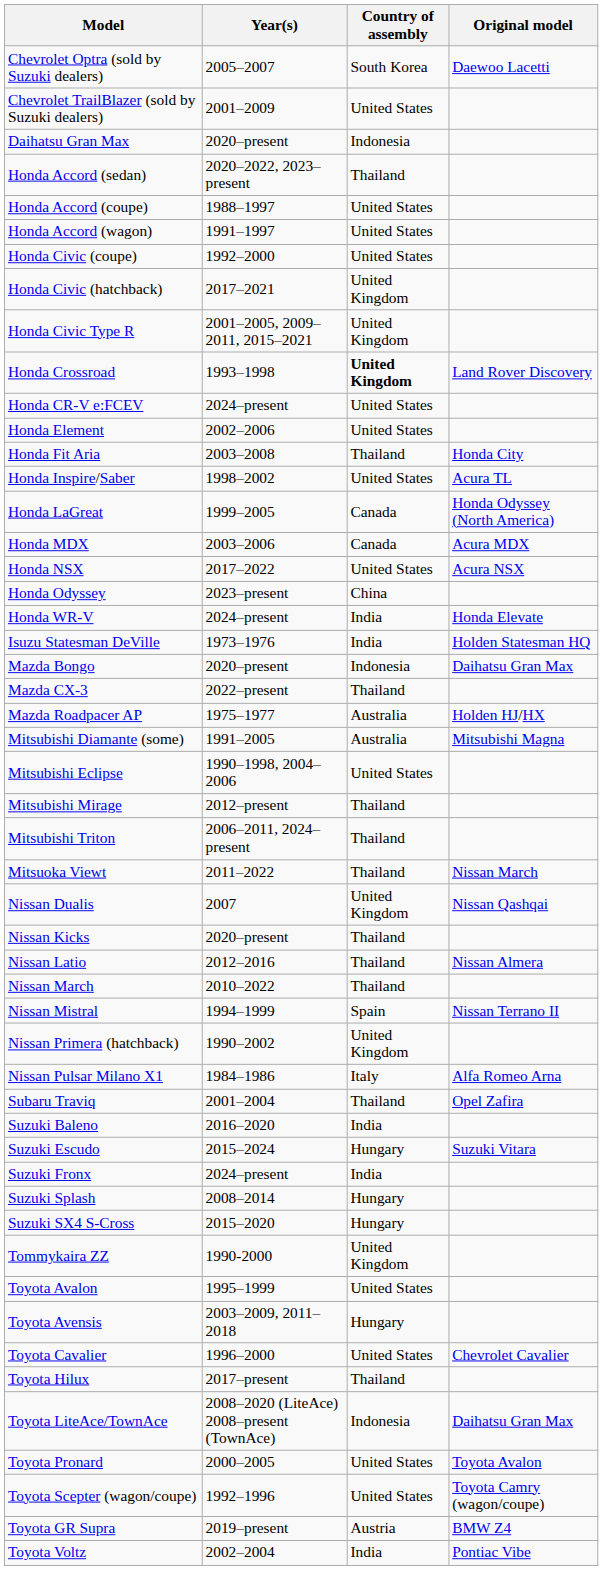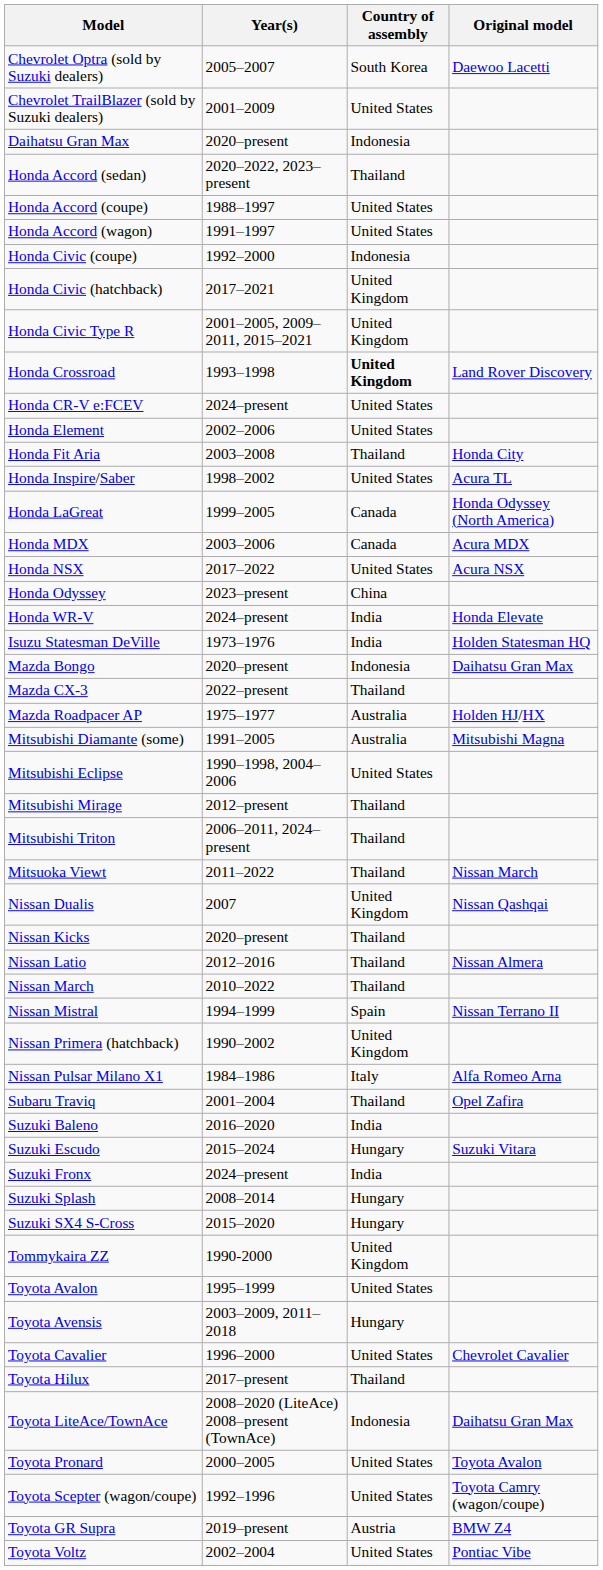(392, 256) United States -> (380, 256) Indonesia
(366, 1552) India -> (392, 1552) United States
